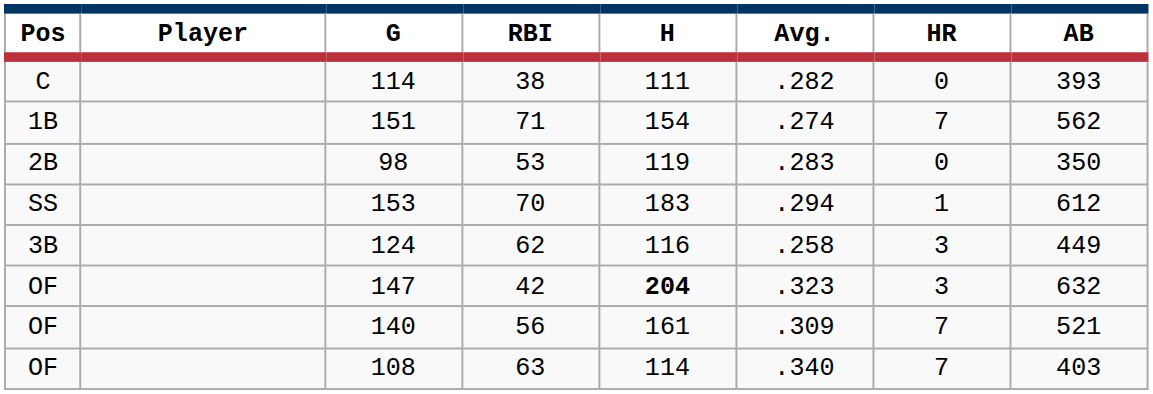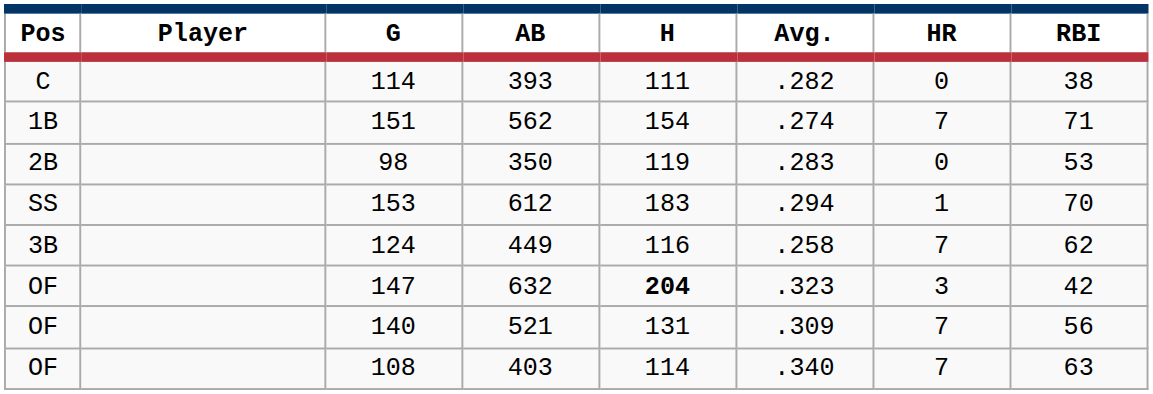columns swapped: (1079, 33) <-> (530, 33)
(942, 245) 3 -> (942, 245) 7
(667, 327) 161 -> (667, 327) 131
